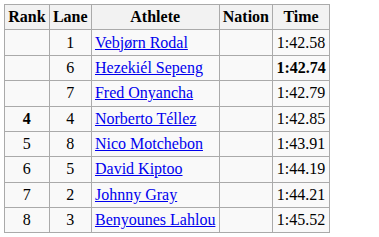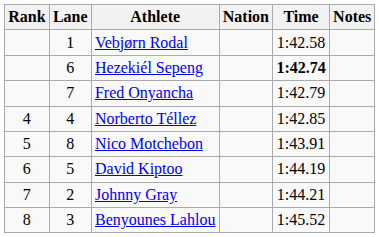+ column: (352, 17)
(27, 118) bold -> (27, 118) normal
